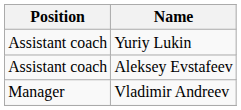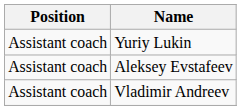(36, 92) Manager -> (58, 92) Assistant coach
